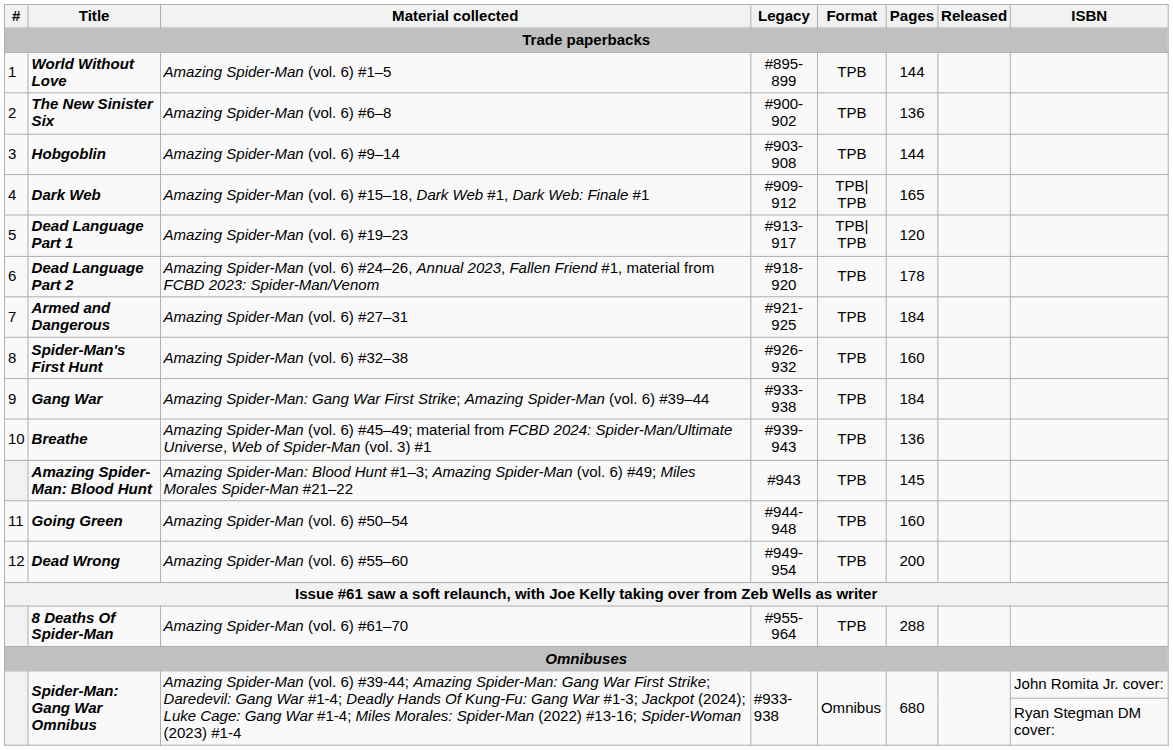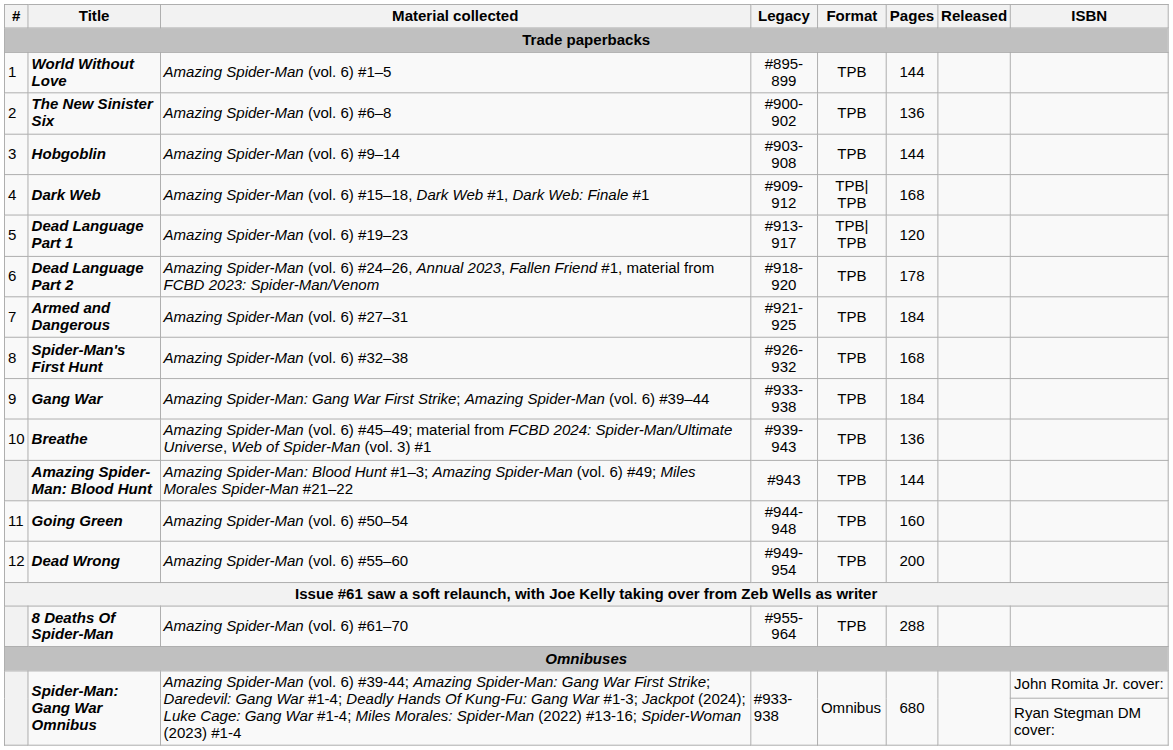(912, 194) 165 -> (912, 194) 168
(912, 357) 160 -> (912, 357) 168
(912, 480) 145 -> (912, 480) 144
